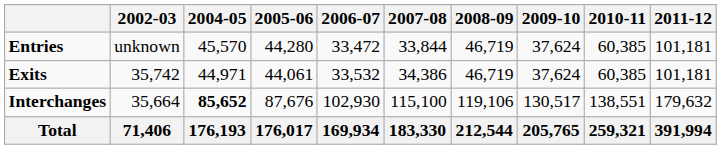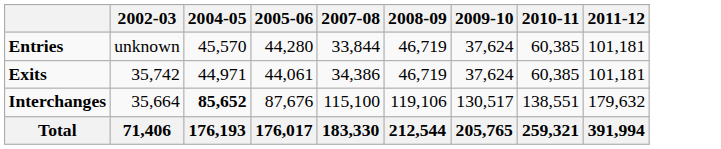- column: (351, 18)
